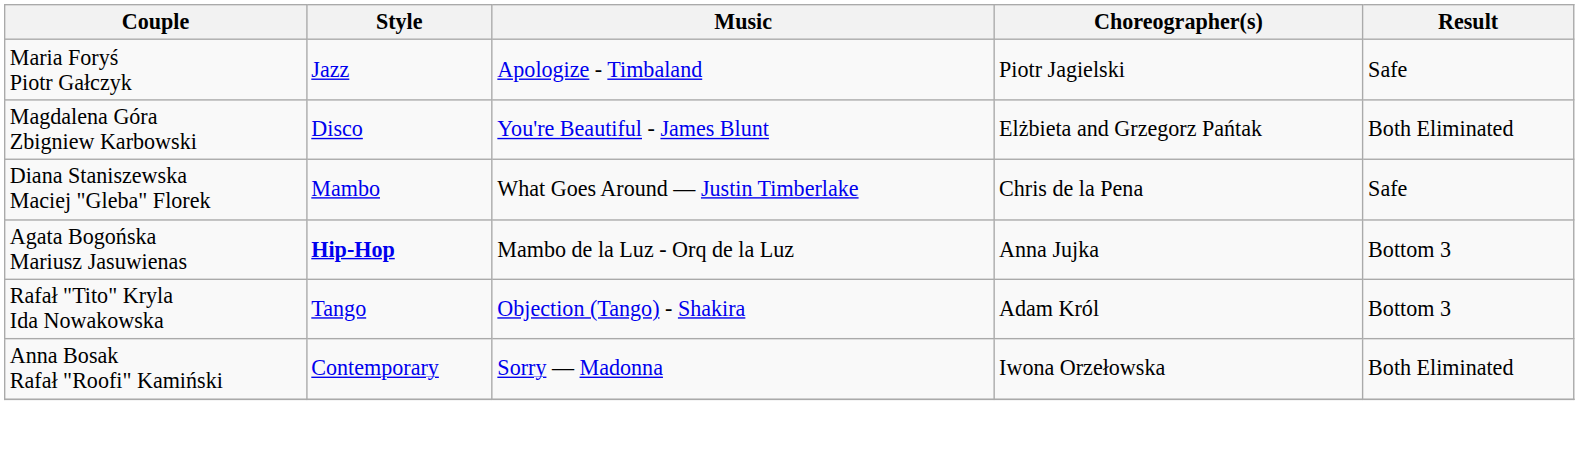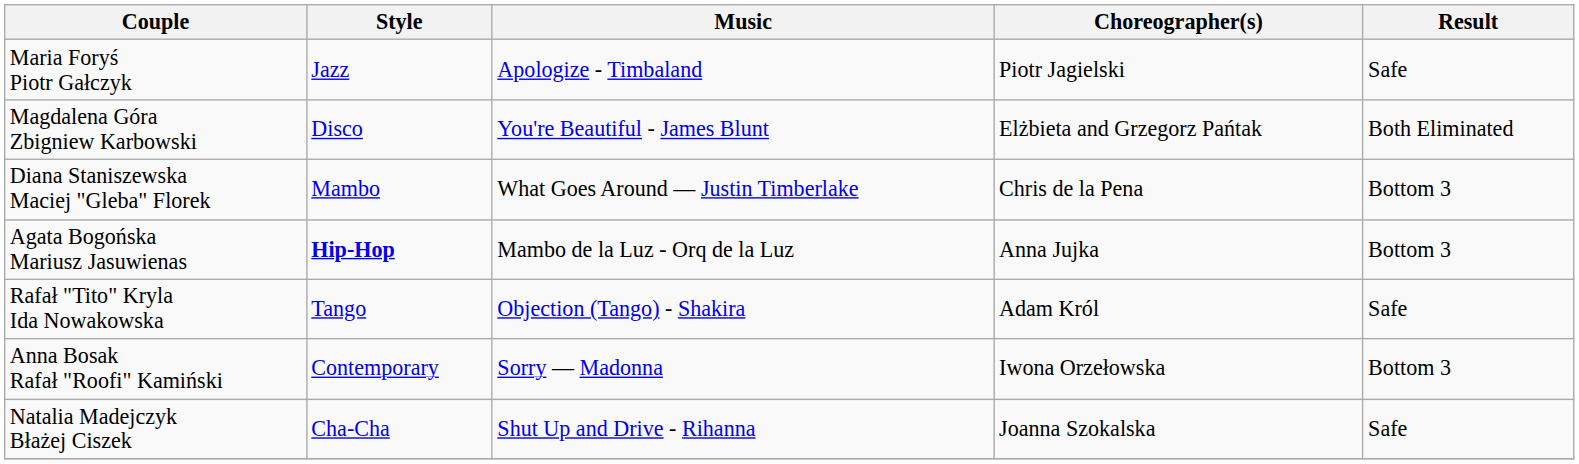(1388, 189) Safe -> (1410, 189) Bottom 3
(1410, 308) Bottom 3 -> (1388, 308) Safe
(1441, 368) Both Eliminated -> (1410, 368) Bottom 3
+ row: (93, 428)
